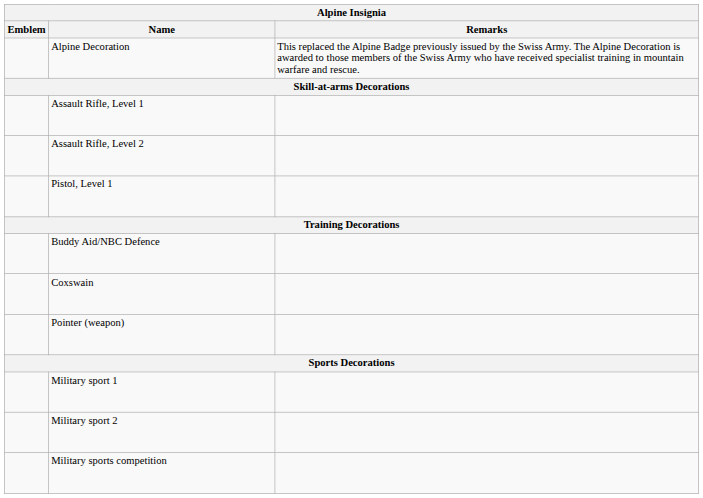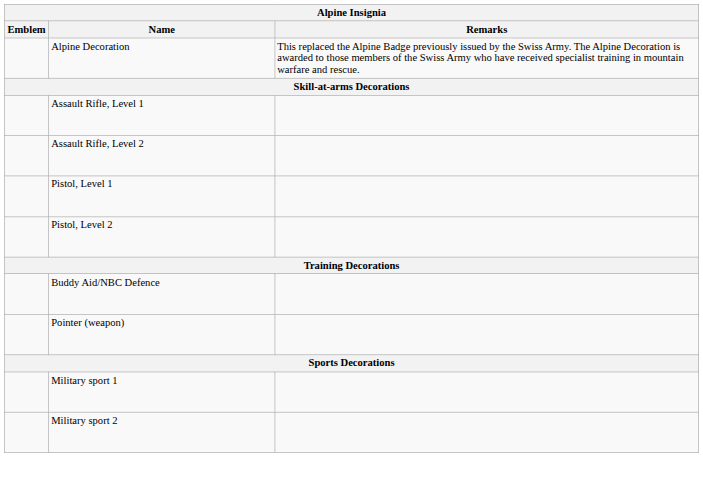+ row: (82, 225)
- row: (72, 282)
- row: (109, 461)
